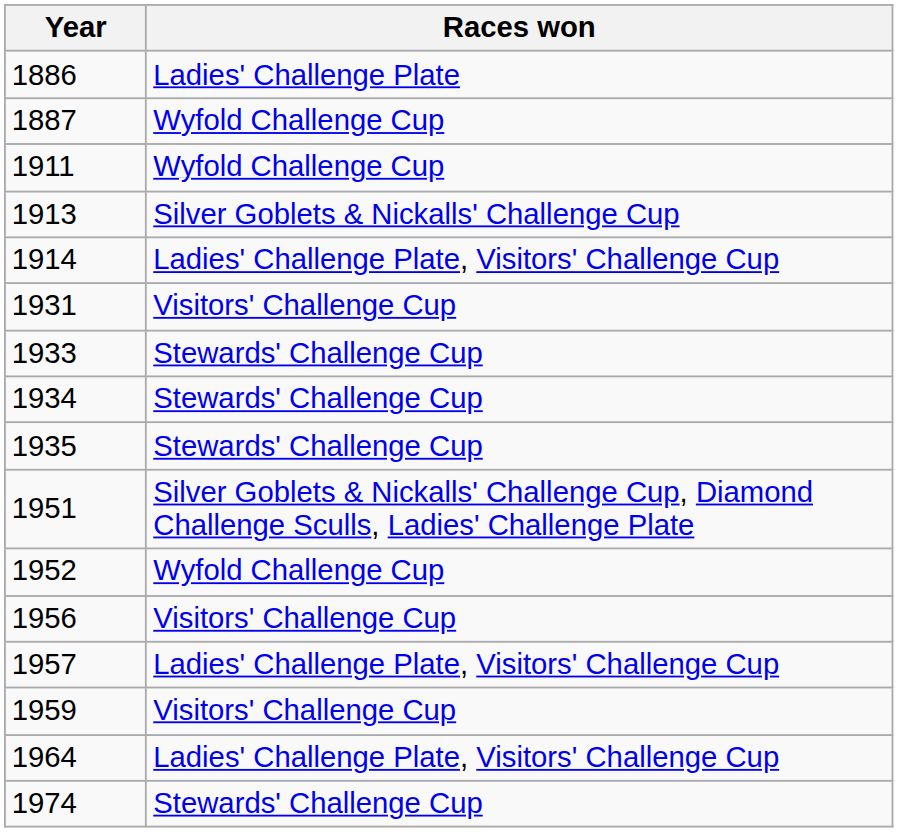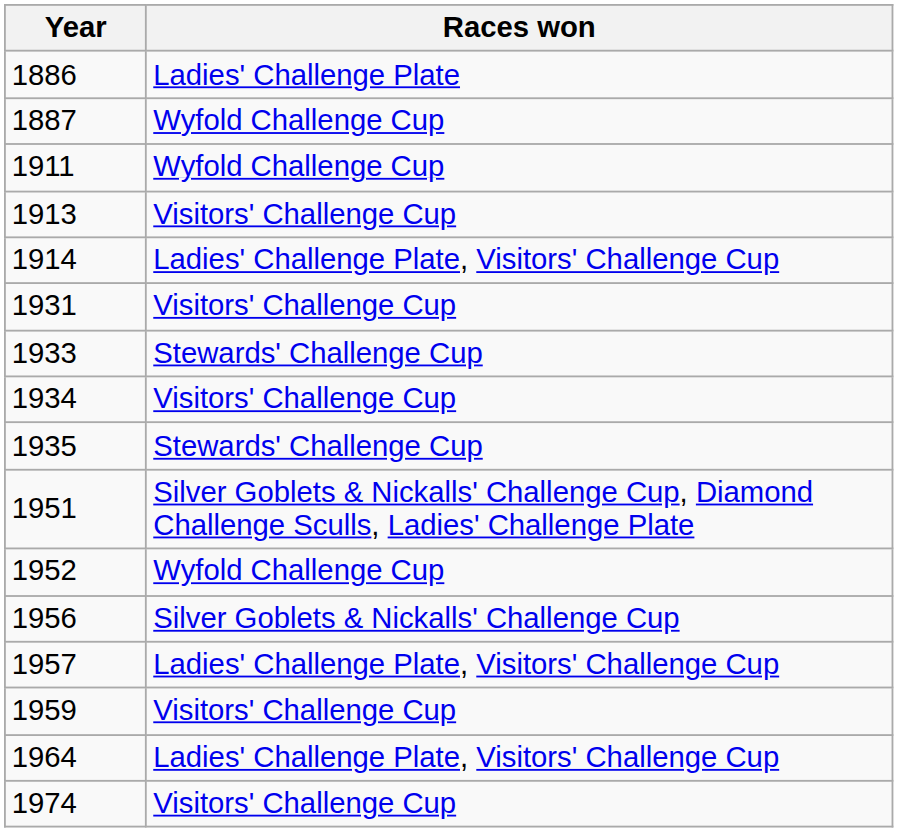(416, 213) Silver Goblets & Nickalls' Challenge Cup -> (305, 213) Visitors' Challenge Cup
(318, 399) Stewards' Challenge Cup -> (305, 399) Visitors' Challenge Cup
(305, 617) Visitors' Challenge Cup -> (416, 617) Silver Goblets & Nickalls' Challenge Cup
(318, 803) Stewards' Challenge Cup -> (305, 803) Visitors' Challenge Cup
